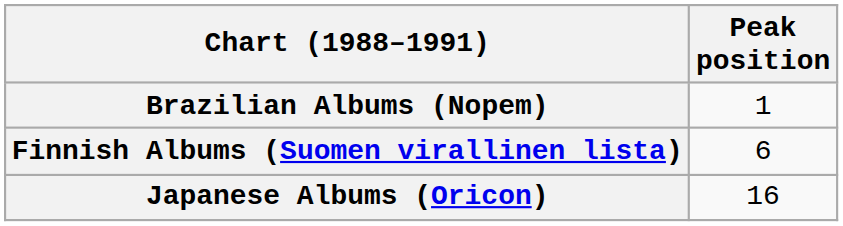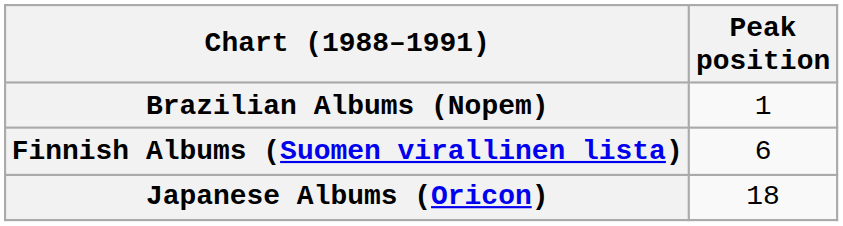(763, 197) 16 -> (763, 197) 18
